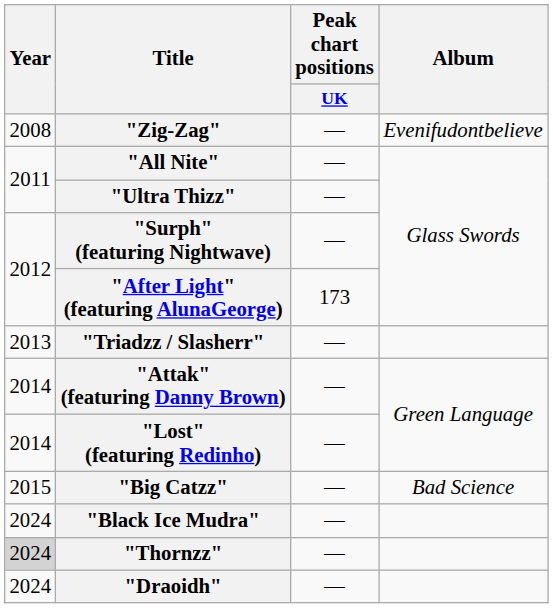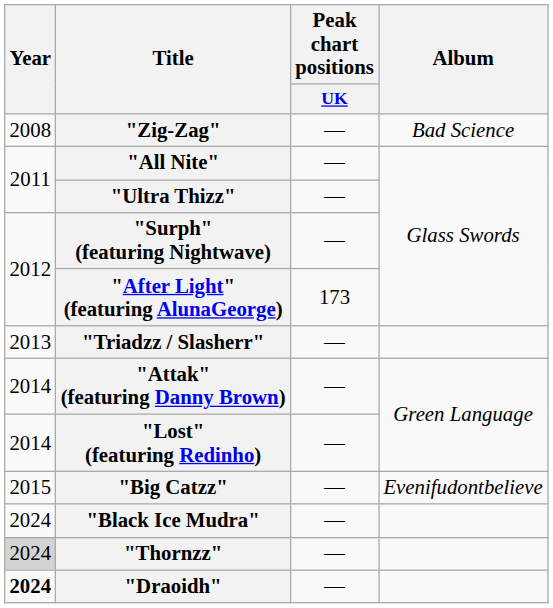(463, 129) Evenifudontbelieve -> (463, 129) Bad Science
(463, 487) Bad Science -> (463, 487) Evenifudontbelieve
(30, 586) normal -> (30, 586) bold
